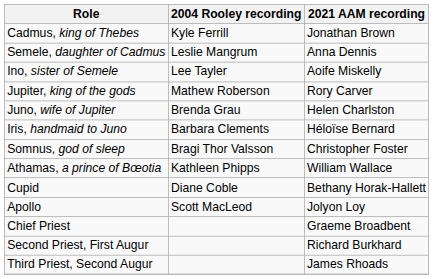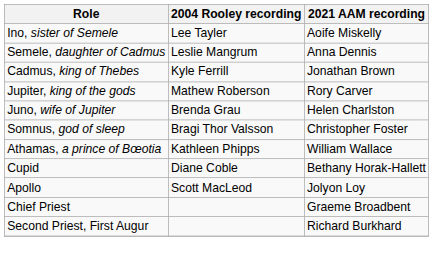rows swapped: (73, 33) <-> (63, 71)
- row: (67, 129)
- row: (80, 264)
